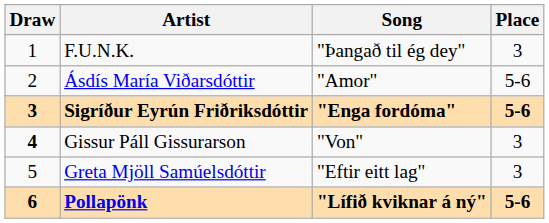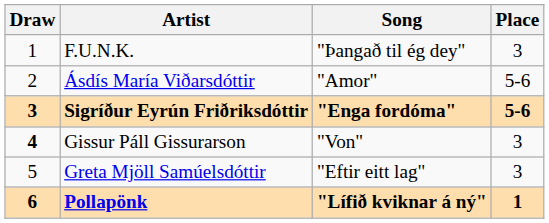(517, 202) 5-6 -> (517, 202) 1
